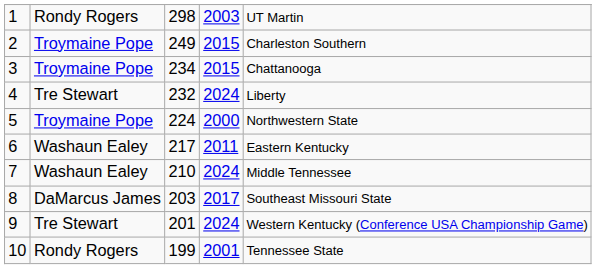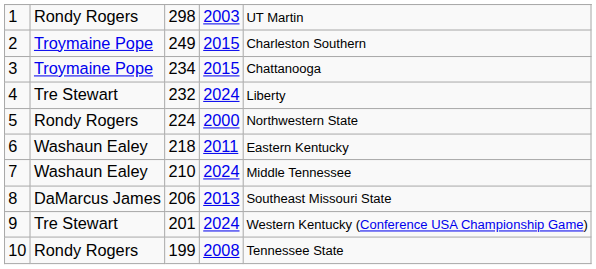(94, 120) Troymaine Pope -> (86, 120) Rondy Rogers
(182, 146) 217 -> (182, 146) 218
(182, 198) 203 -> (182, 198) 206
(221, 198) 2017 -> (221, 198) 2013
(221, 250) 2001 -> (221, 250) 2008
